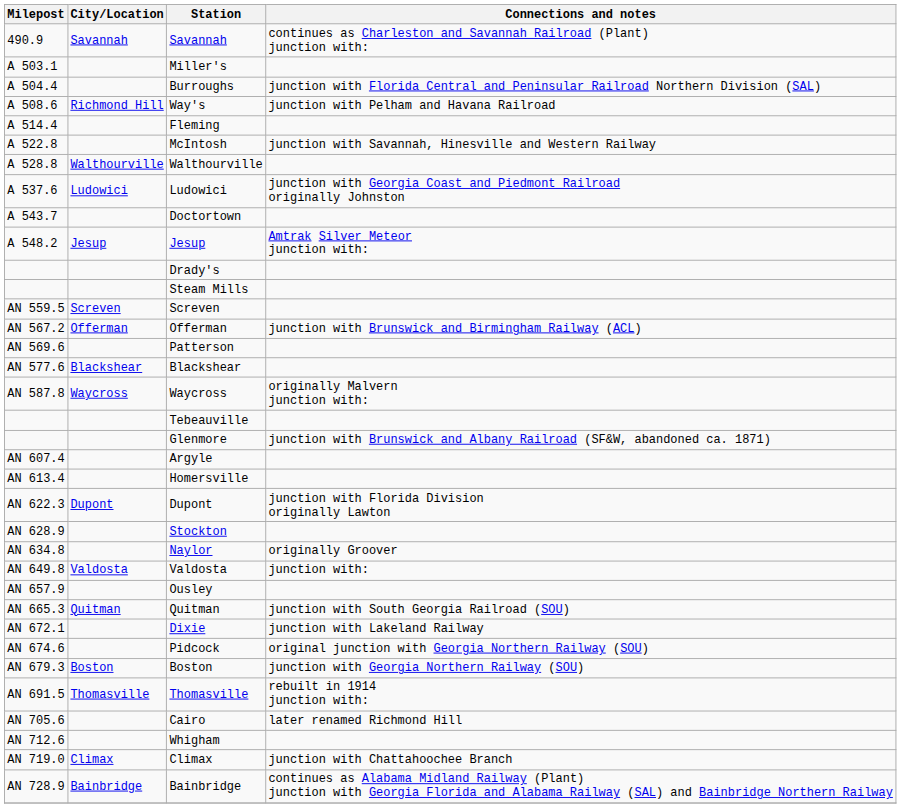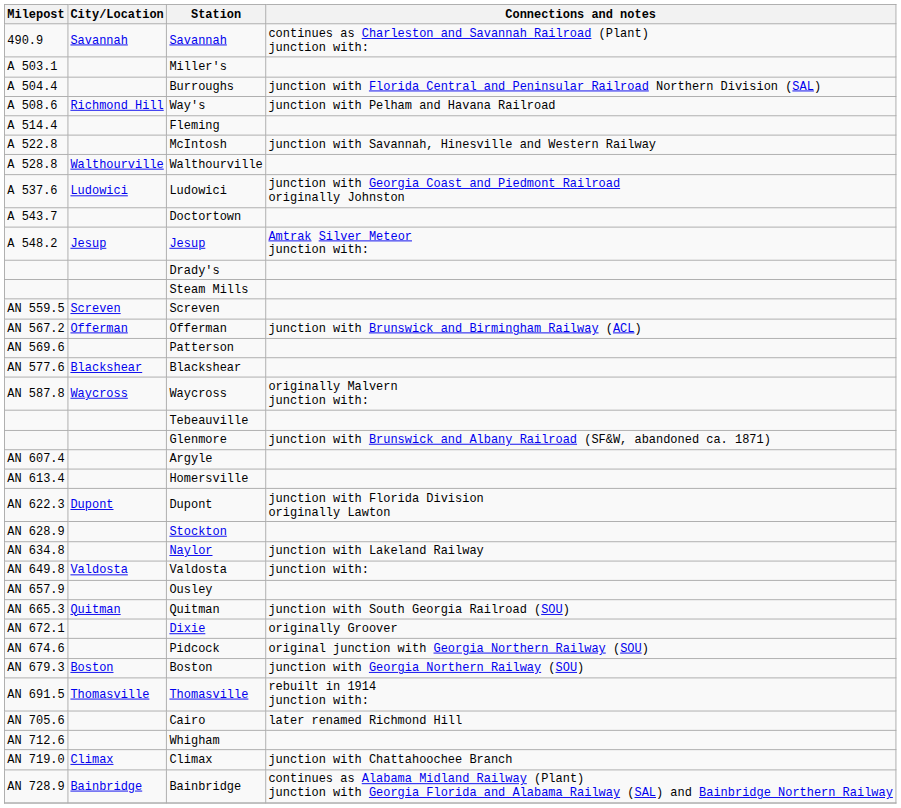(333, 551) originally Groover -> (376, 551) junction with Lakeland Railway
(376, 629) junction with Lakeland Railway -> (333, 629) originally Groover
